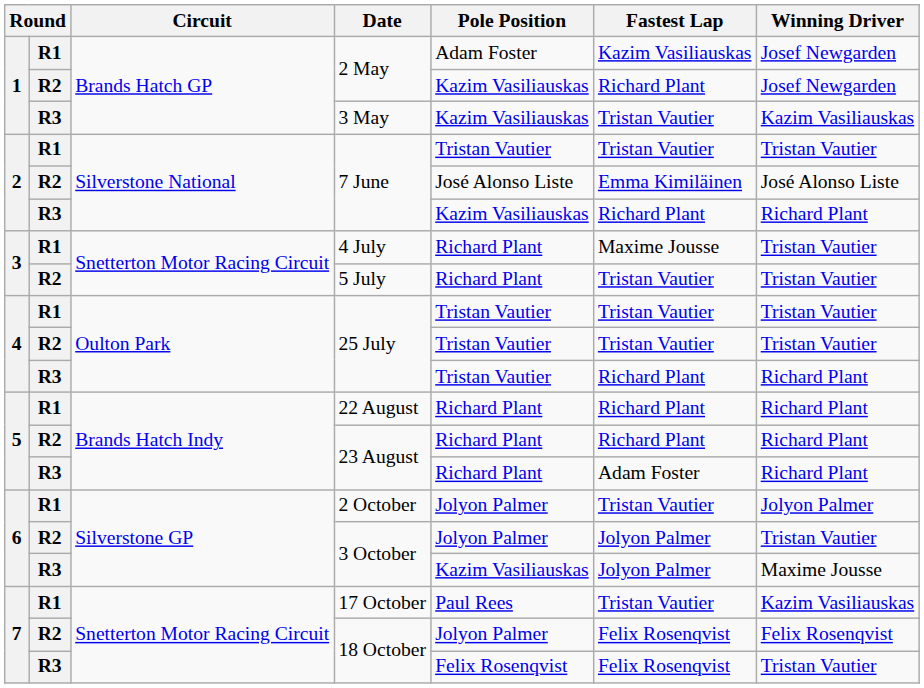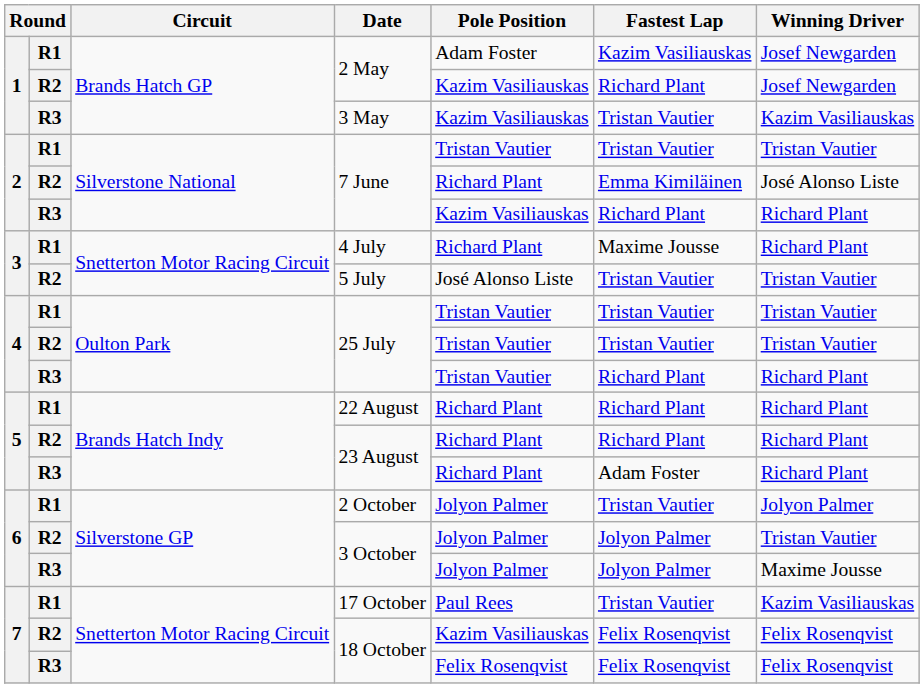(504, 181) José Alonso Liste -> (489, 181) Richard Plant
(819, 246) Tristan Vautier -> (814, 246) Richard Plant
(489, 278) Richard Plant -> (504, 278) José Alonso Liste
(512, 569) Kazim Vasiliauskas -> (491, 569) Jolyon Palmer
(491, 634) Jolyon Palmer -> (512, 634) Kazim Vasiliauskas
(819, 666) Tristan Vautier -> (827, 666) Felix Rosenqvist
